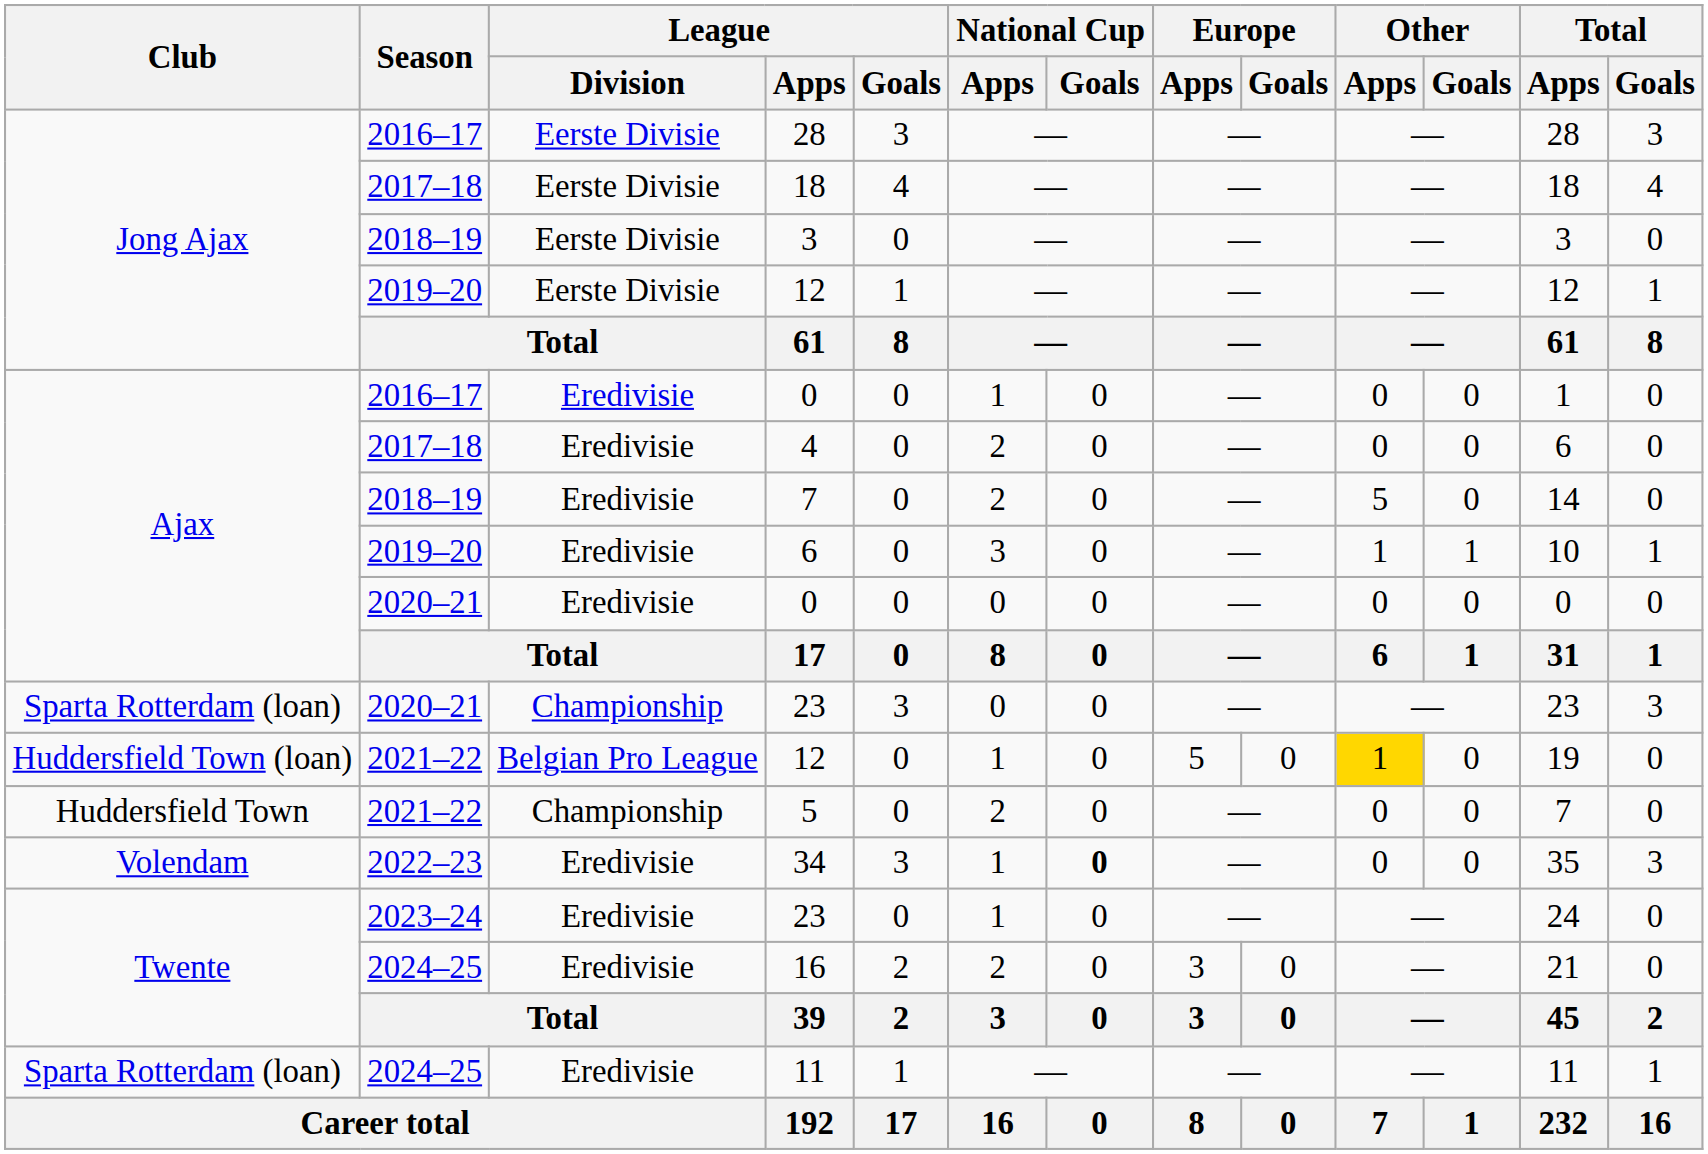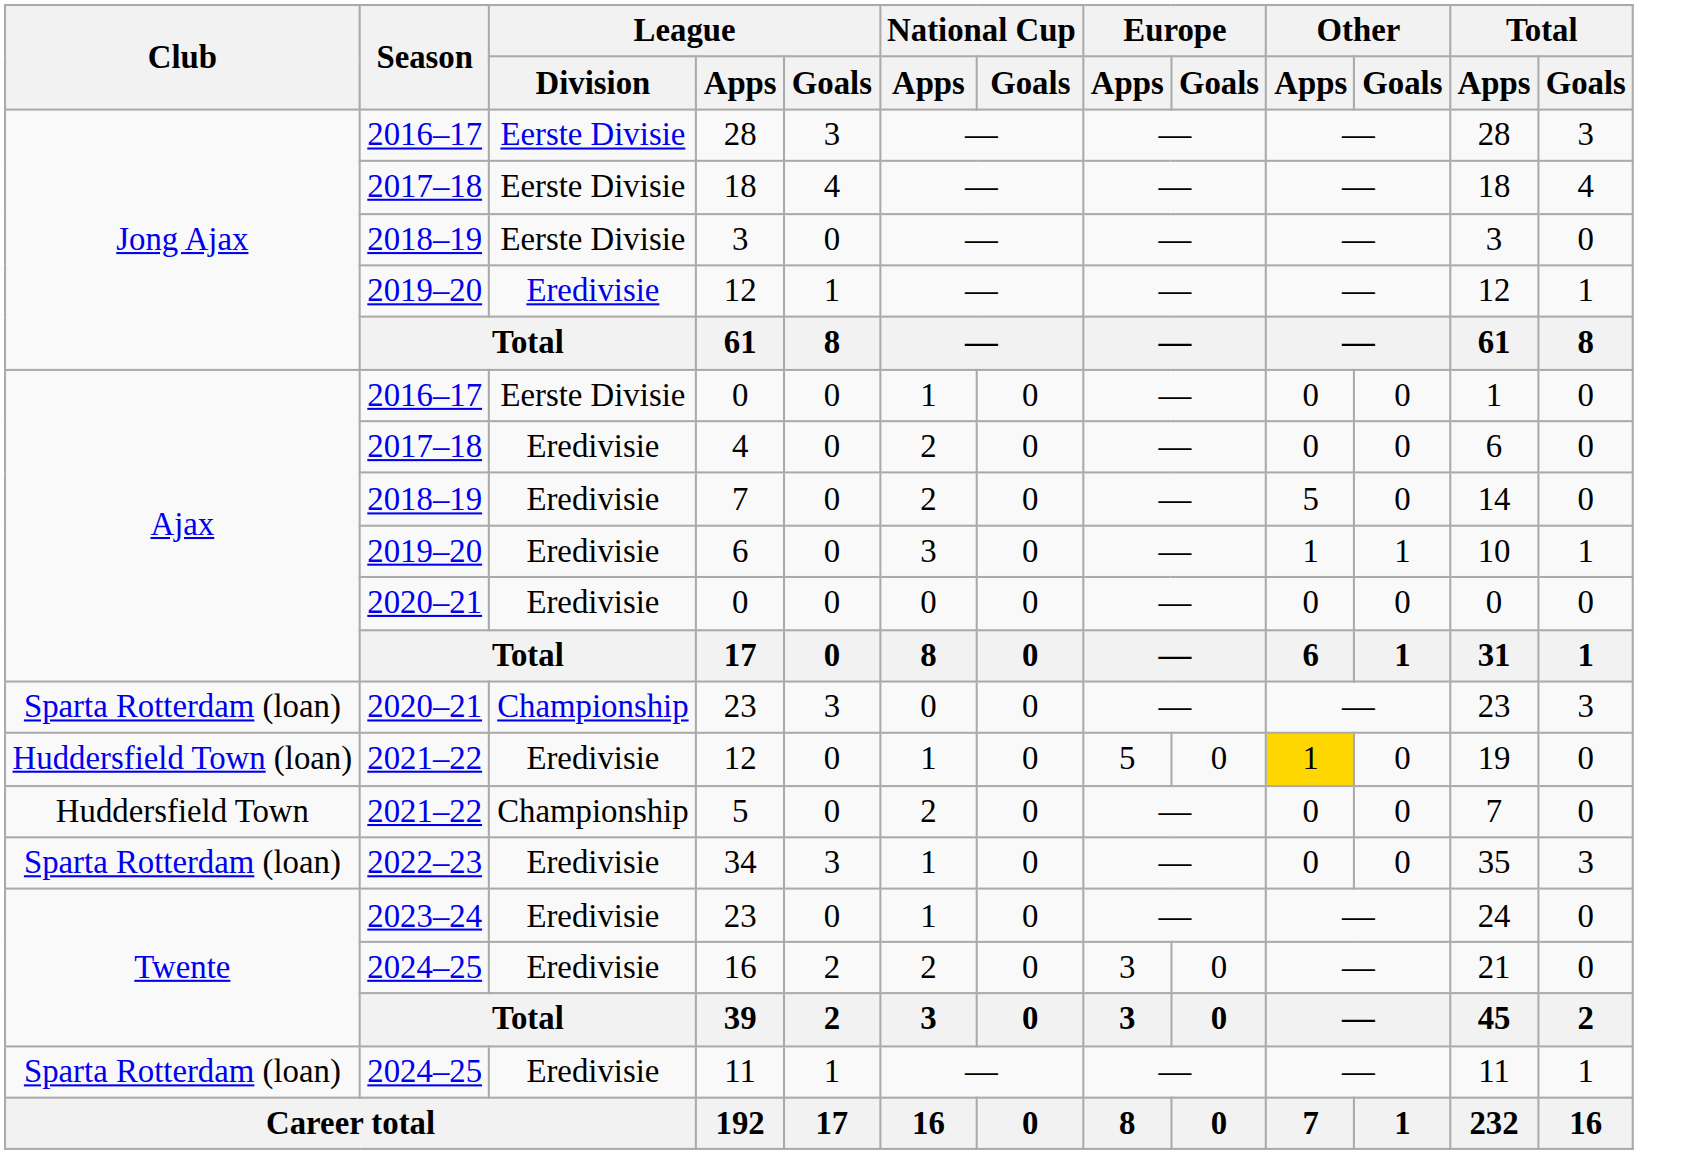(627, 290) Eerste Divisie -> (593, 290) Eredivisie
(627, 394) Eredivisie -> (593, 394) Eerste Divisie
(627, 758) Belgian Pro League -> (593, 758) Eredivisie
(182, 862) Volendam -> (182, 862) Sparta Rotterdam (loan)
(1099, 862) bold -> (1030, 862) normal
